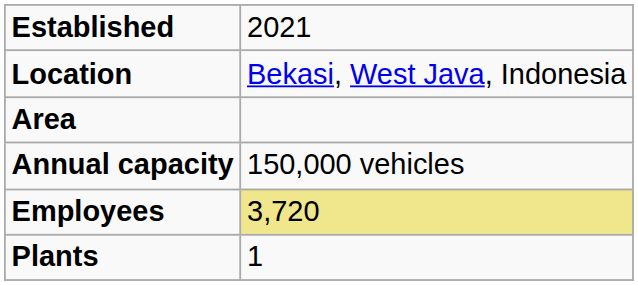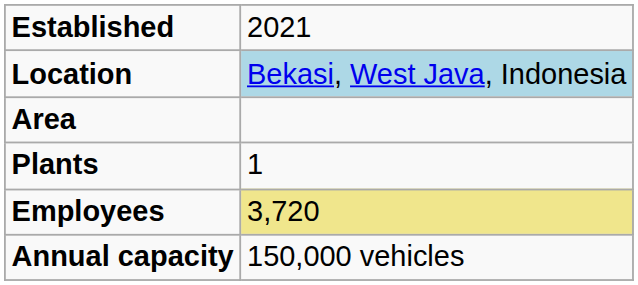(437, 73) no background -> (437, 73) lightblue background
rows swapped: (55, 257) <-> (123, 165)
